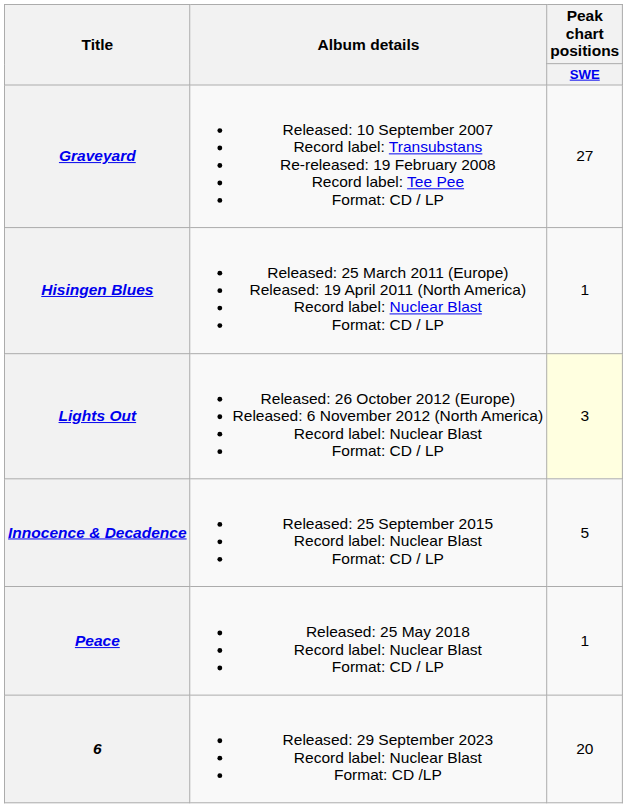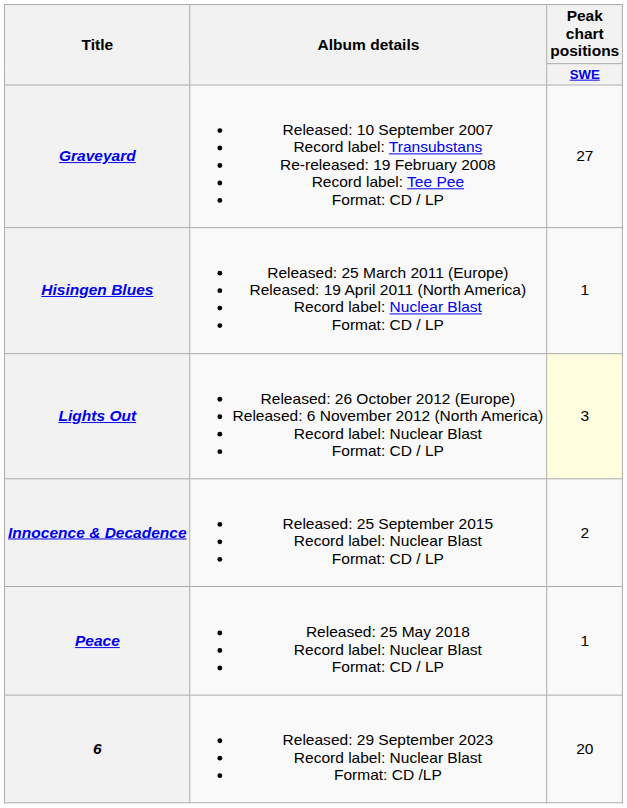(585, 532) 5 -> (585, 532) 2
